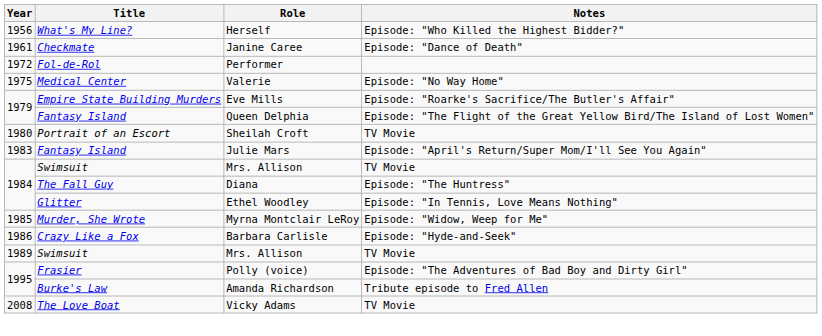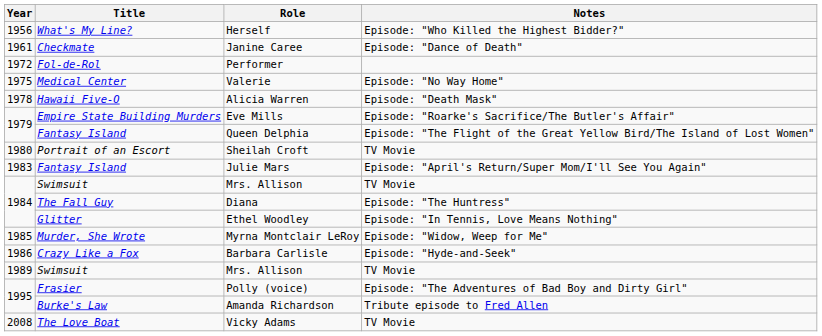+ row: (20, 99)
